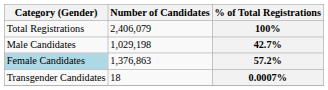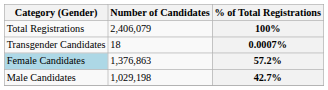rows swapped: (268, 45) <-> (268, 77)
